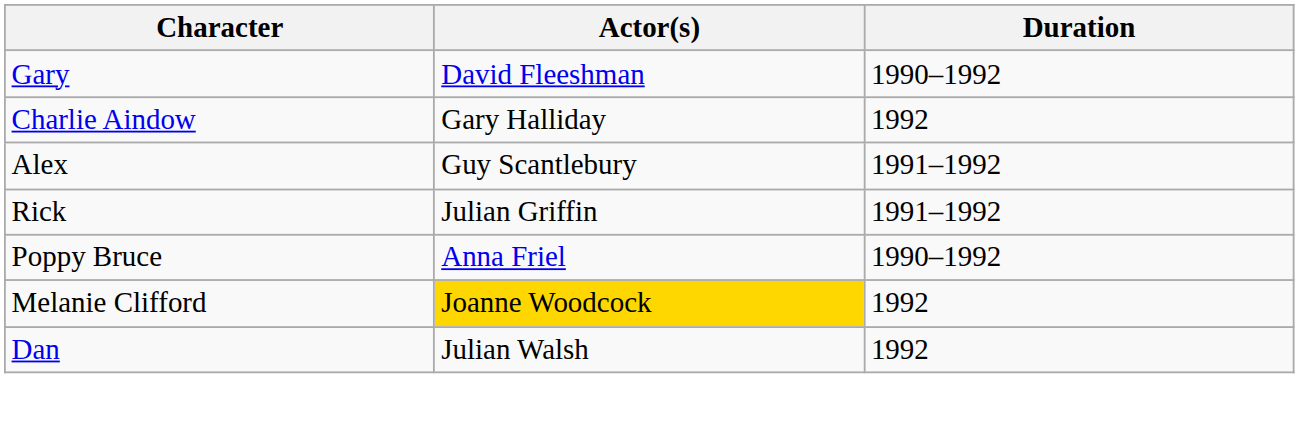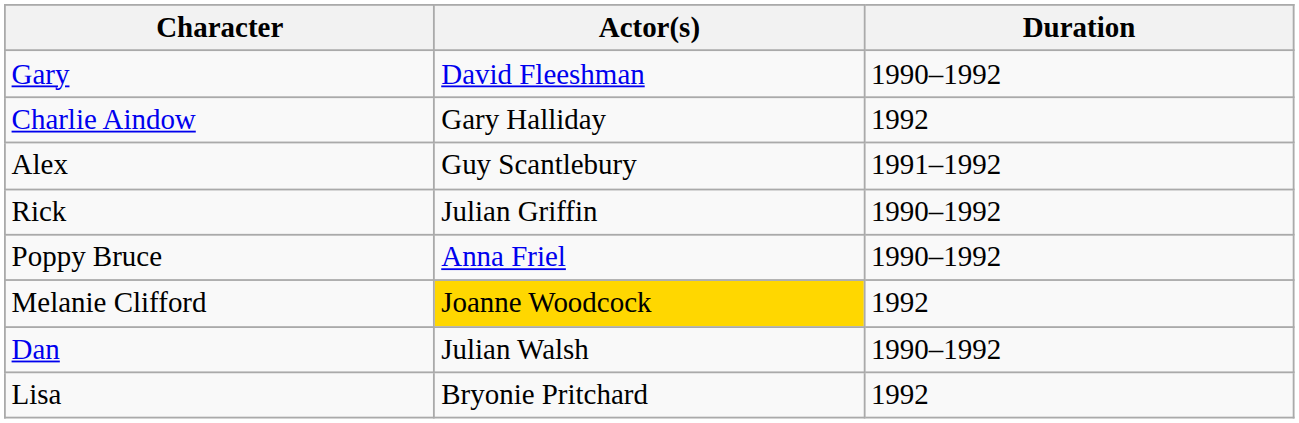(936, 211) 1991–1992 -> (936, 211) 1990–1992
(900, 348) 1992 -> (936, 348) 1990–1992
+ row: (37, 394)
